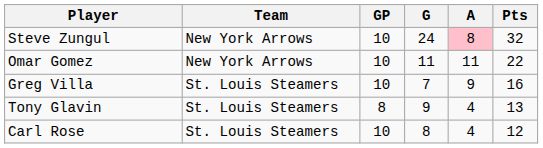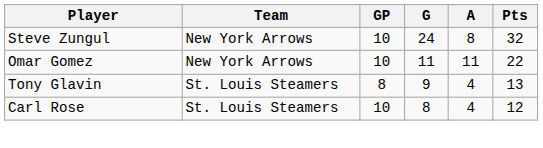(471, 39) pink background -> (471, 39) no background
- row: (50, 85)
